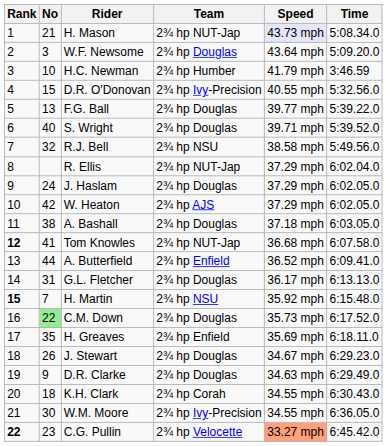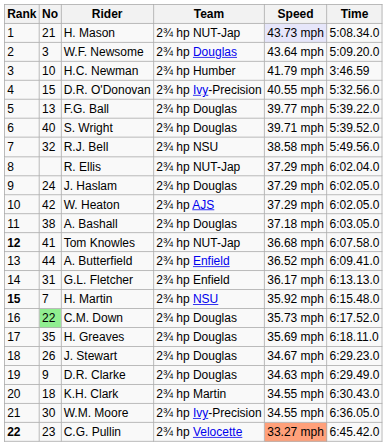(197, 280) 2¾ hp Douglas -> (193, 280) 2¾ hp Enfield
(193, 337) 2¾ hp Enfield -> (197, 337) 2¾ hp Douglas
(191, 394) 2¾ hp Corah -> (191, 394) 2¾ hp Martin
